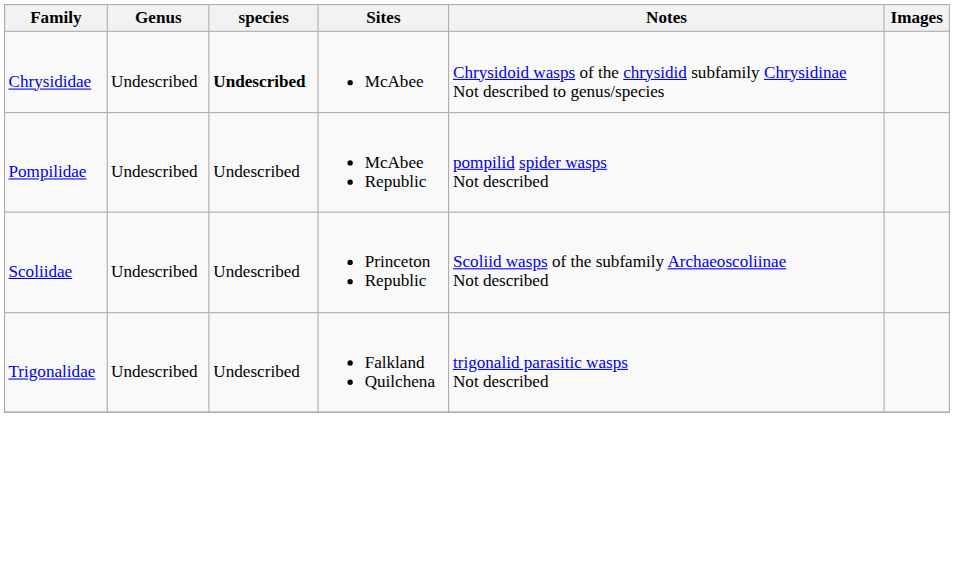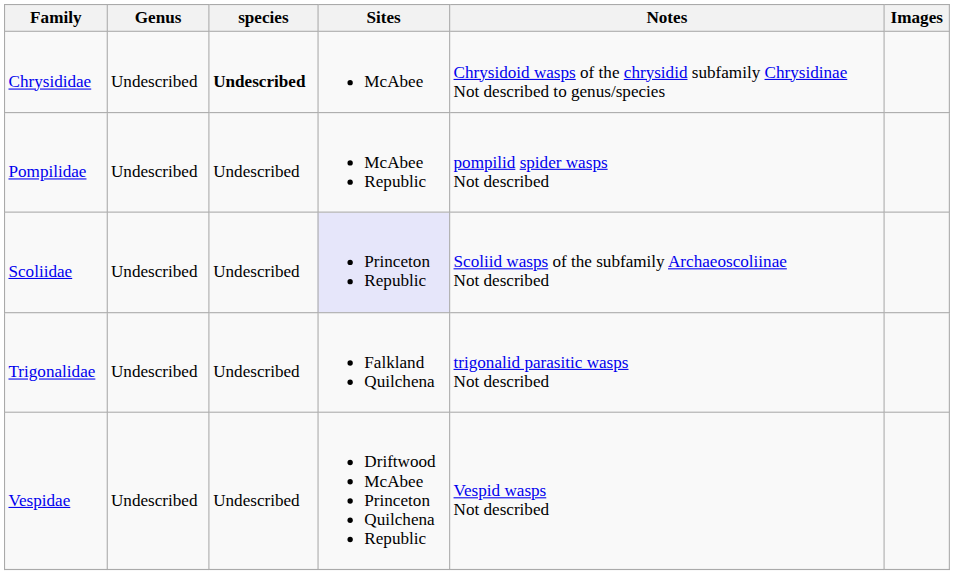(383, 272) no background -> (384, 272) lavender background
+ row: (39, 500)
